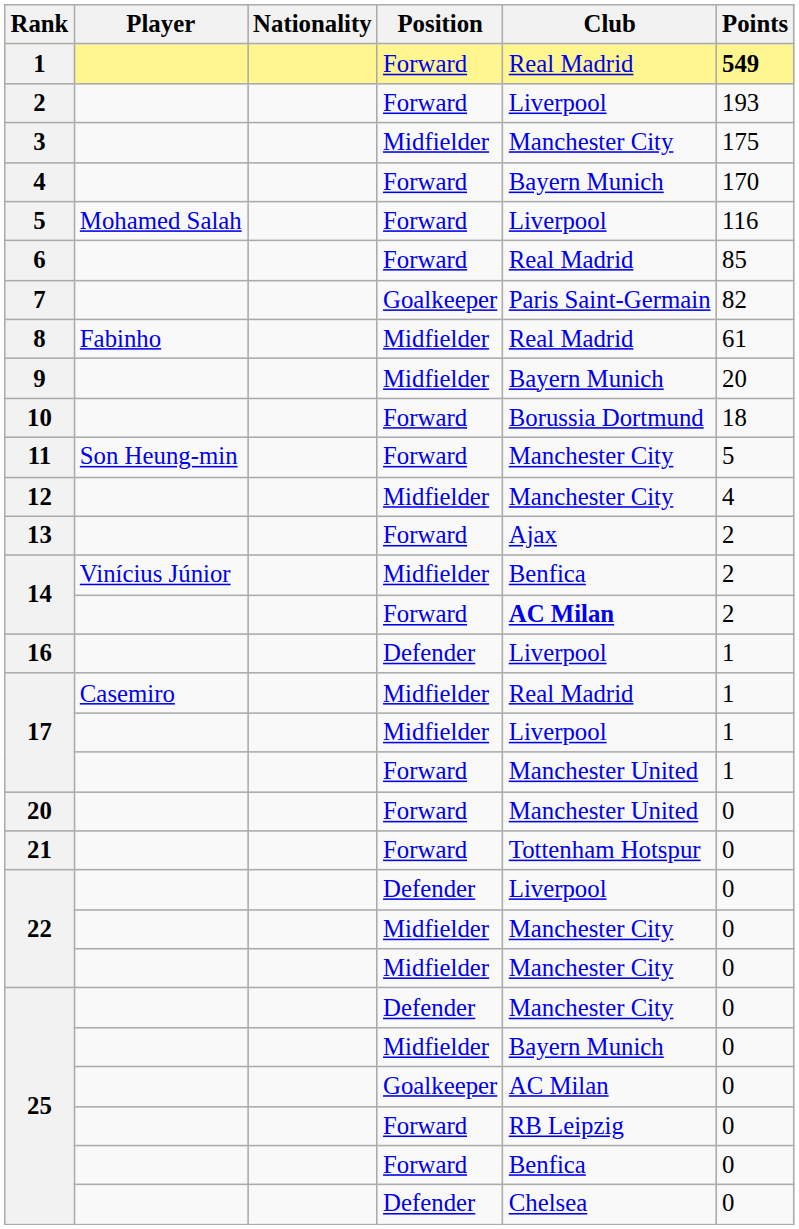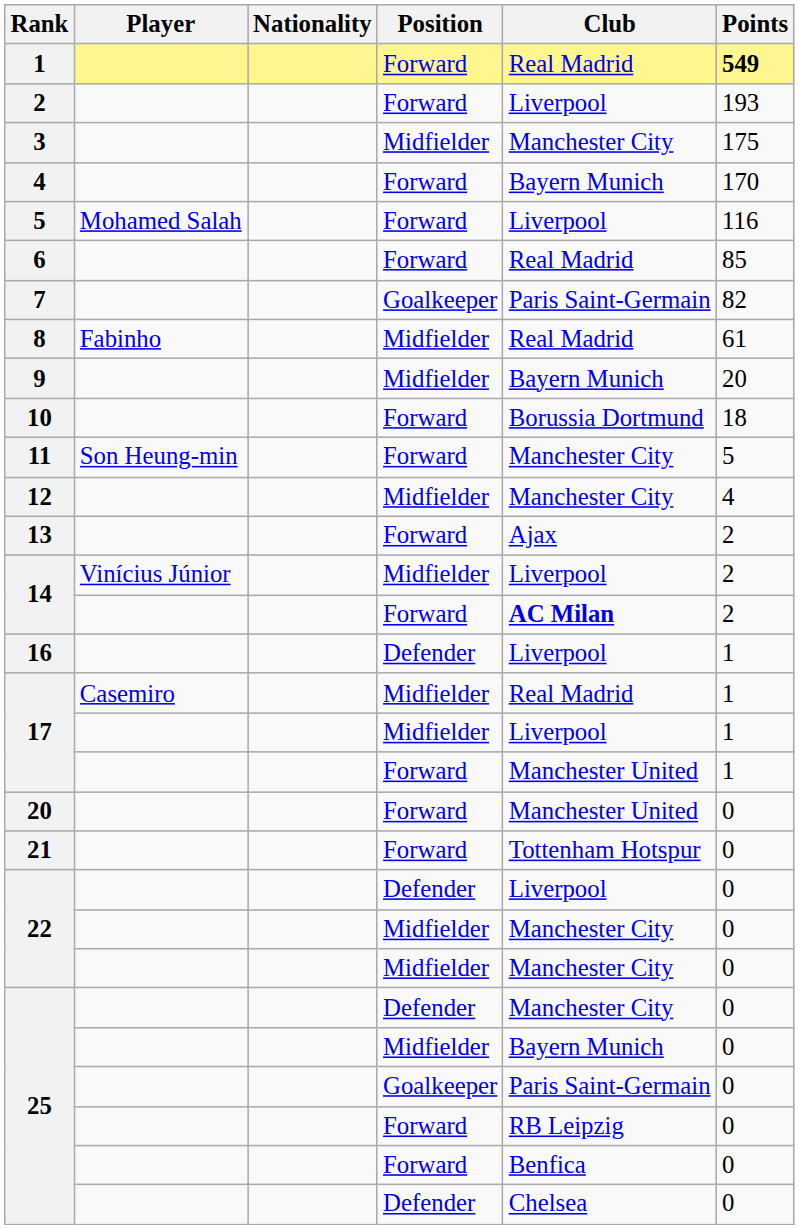(547, 574) Benfica -> (558, 574) Liverpool
(559, 1086) AC Milan -> (610, 1086) Paris Saint-Germain
